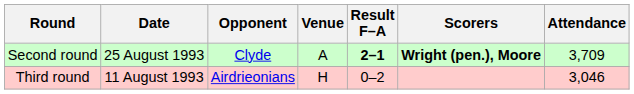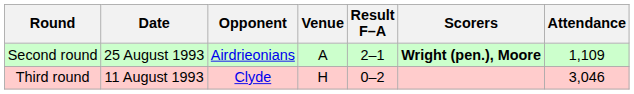(253, 54) Clyde -> (253, 54) Airdrieonians
(373, 54) bold -> (373, 54) normal
(587, 54) 3,709 -> (587, 54) 1,109
(253, 77) Airdrieonians -> (253, 77) Clyde
